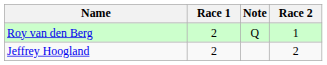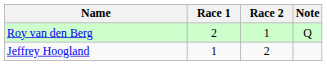columns swapped: (296, 13) <-> (255, 13)
(214, 51) 2 -> (214, 51) 1
